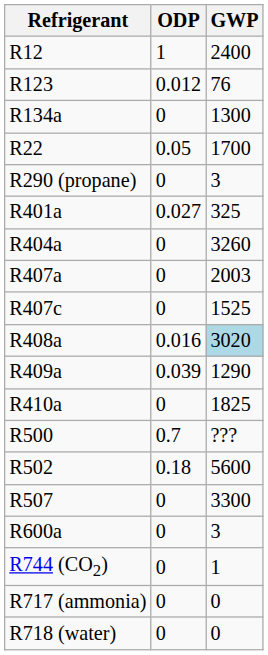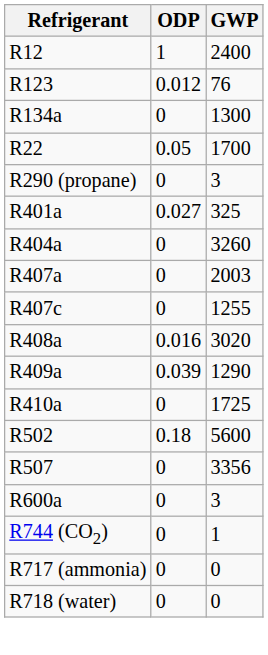(231, 308) 1525 -> (231, 308) 1255
(231, 340) lightblue background -> (231, 340) no background
(231, 404) 1825 -> (231, 404) 1725
- row: (31, 436)
(231, 500) 3300 -> (231, 468) 3356
